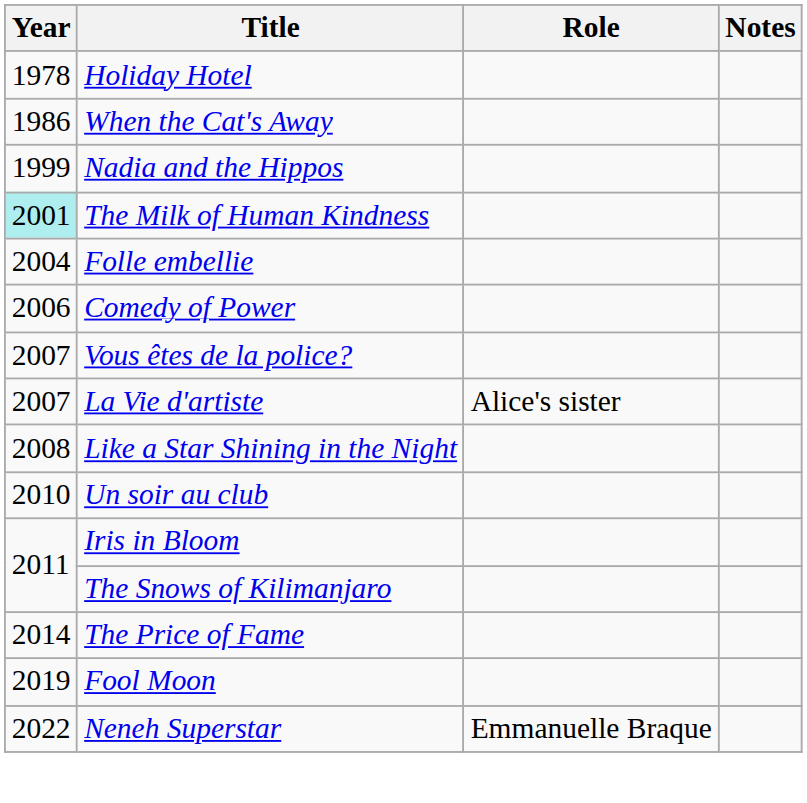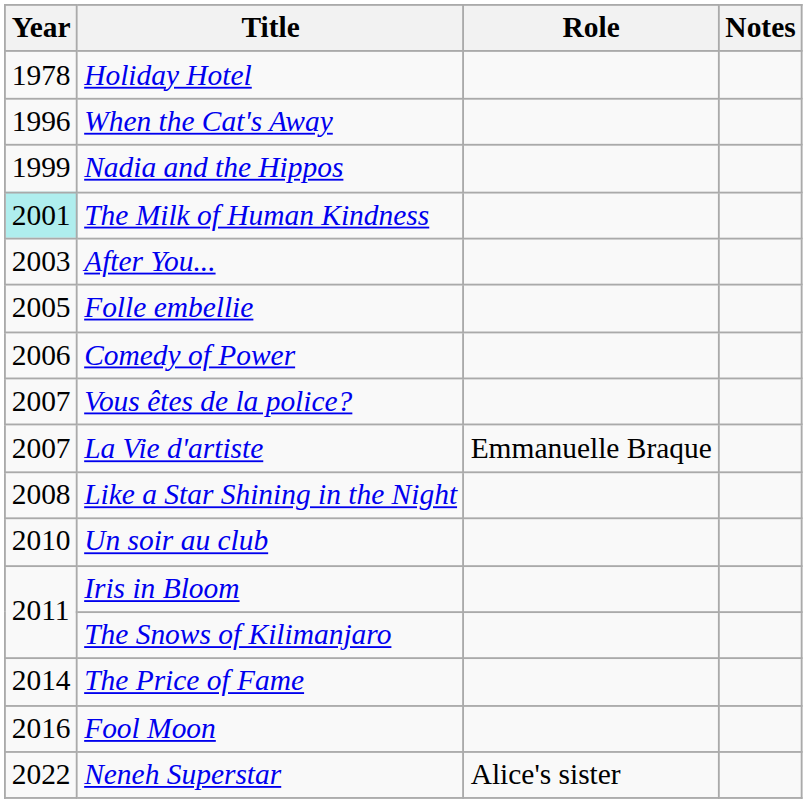(41, 121) 1986 -> (41, 121) 1996
+ row: (150, 261)
(41, 261) 2004 -> (41, 307) 2005
(546, 401) Alice's sister -> (591, 448) Emmanuelle Braque
(41, 681) 2019 -> (41, 728) 2016
(591, 728) Emmanuelle Braque -> (546, 774) Alice's sister
